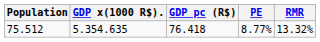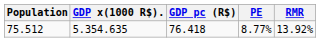(295, 29) 13.32% -> (295, 29) 13.92%
